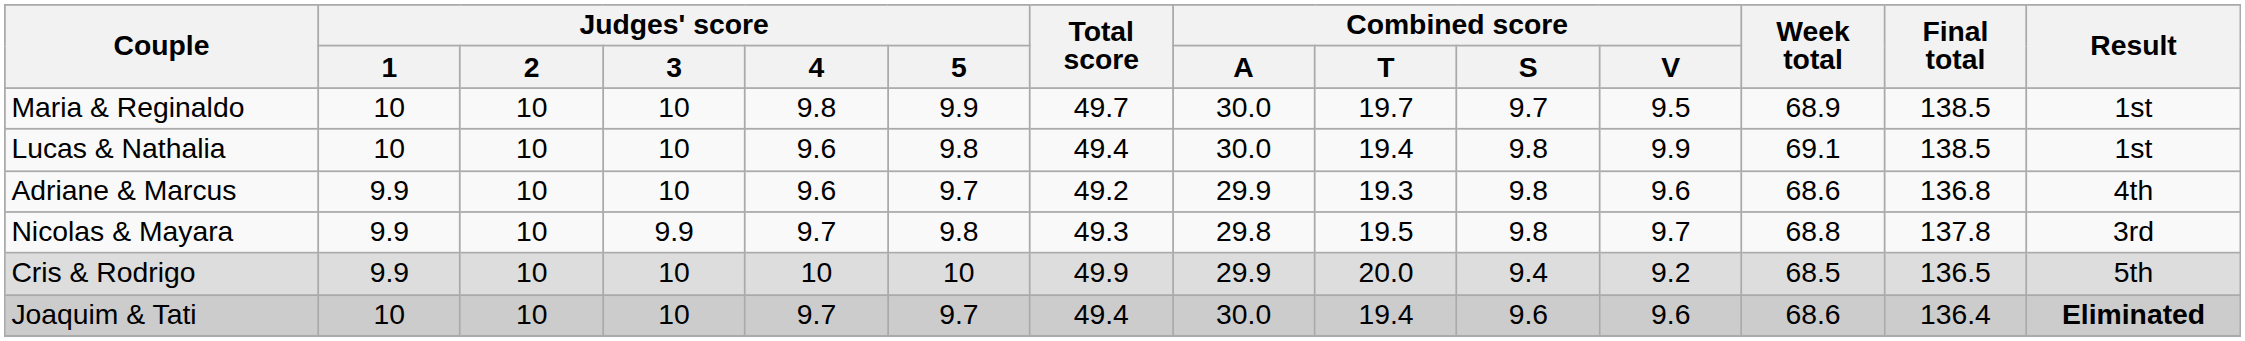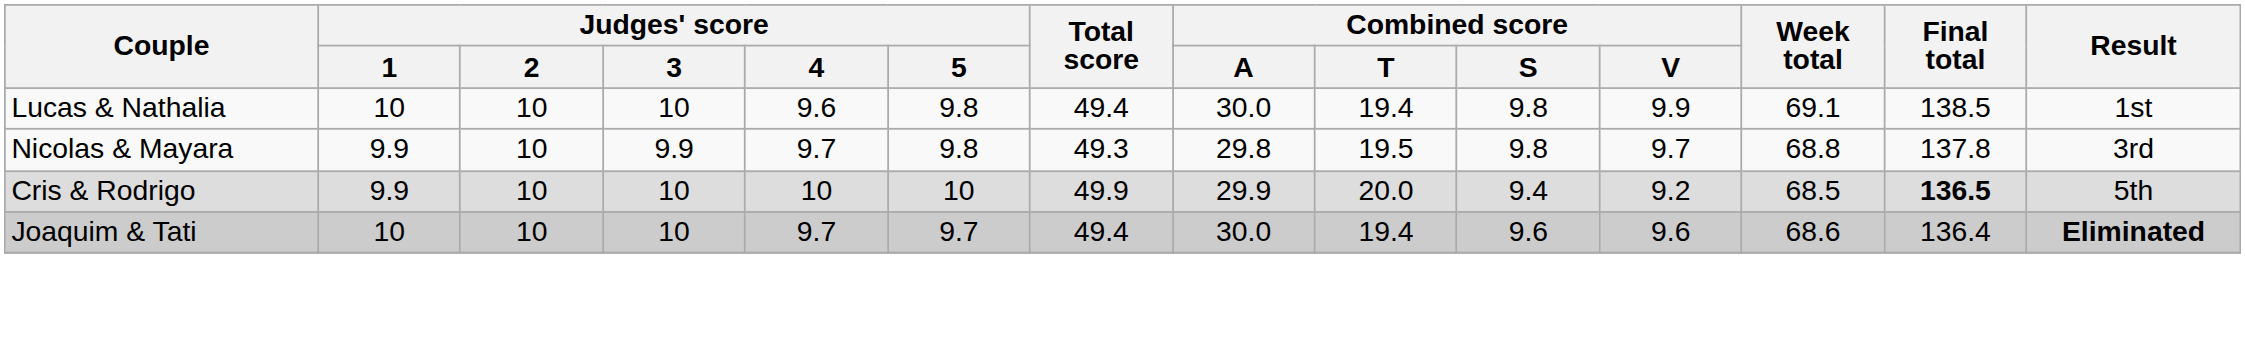- row: (128, 107)
- row: (124, 190)
(1955, 273) normal -> (1955, 190) bold
